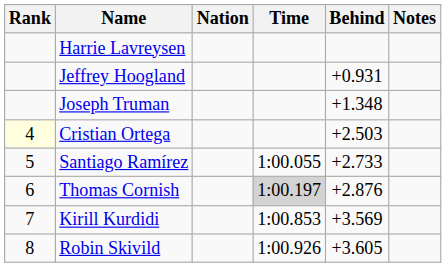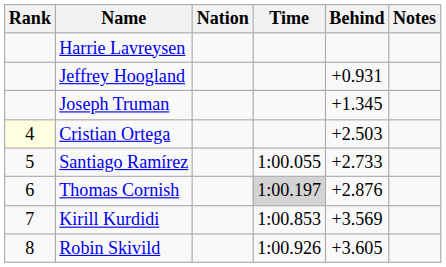(357, 104) +1.348 -> (357, 104) +1.345
